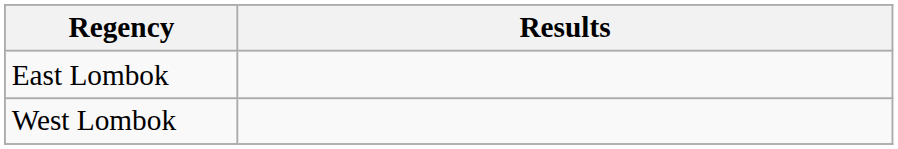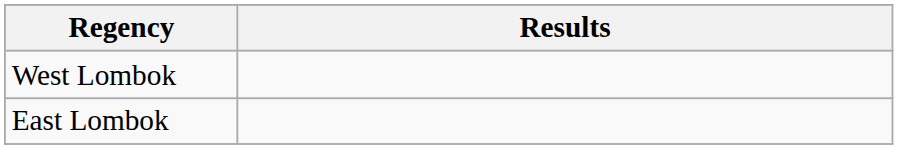rows swapped: (94, 120) <-> (90, 74)
